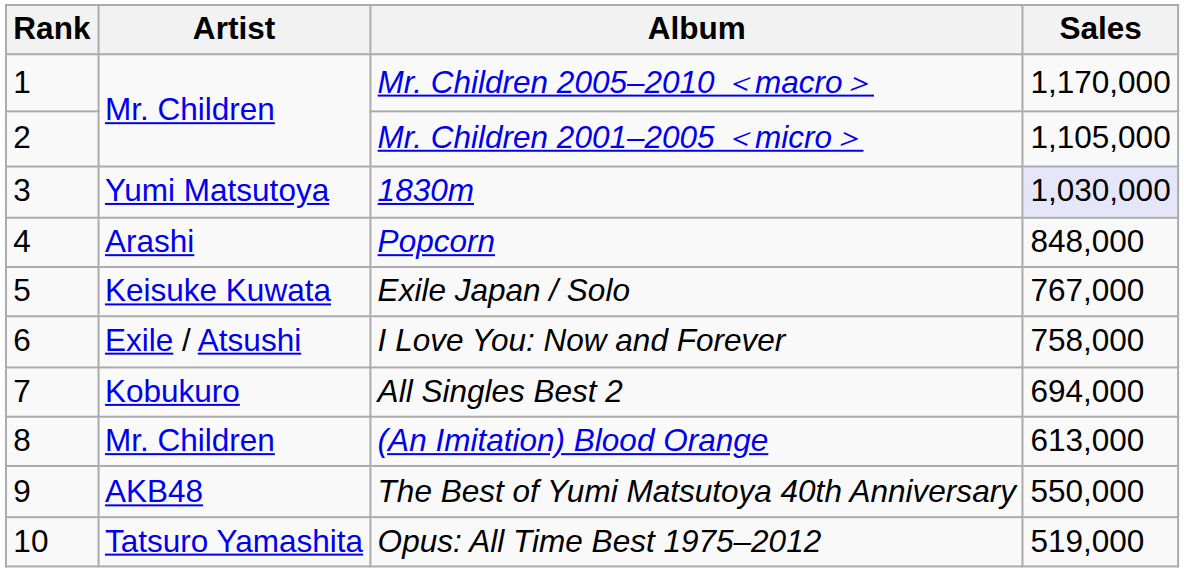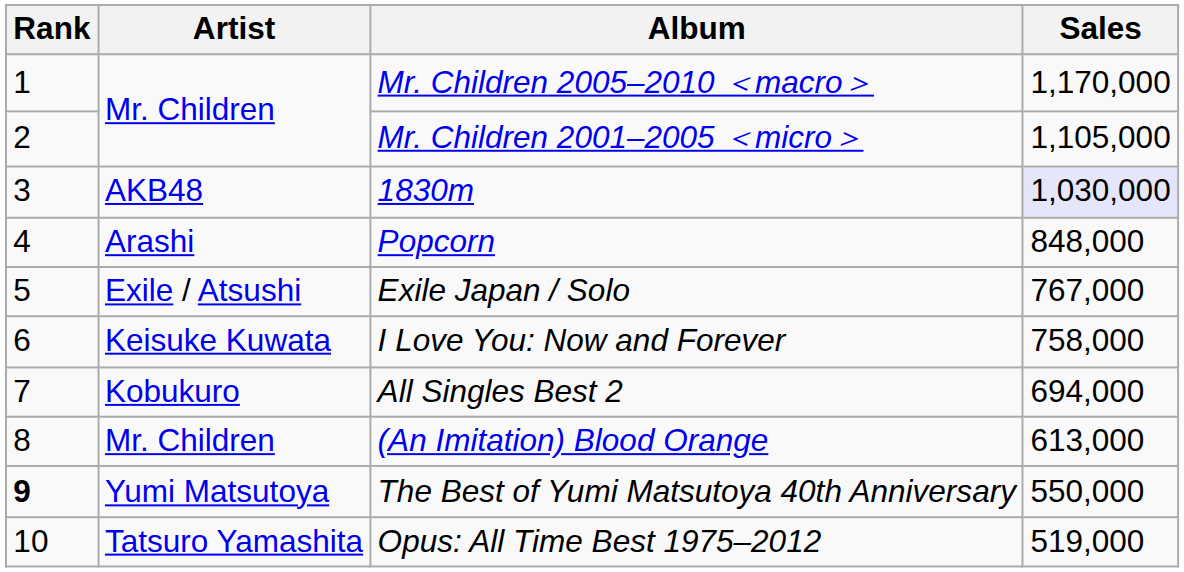(217, 191) Yumi Matsutoya -> (154, 191) AKB48
(218, 291) Keisuke Kuwata -> (203, 291) Exile / Atsushi
(203, 341) Exile / Atsushi -> (218, 341) Keisuke Kuwata
(22, 491) normal -> (22, 491) bold
(154, 491) AKB48 -> (217, 491) Yumi Matsutoya
